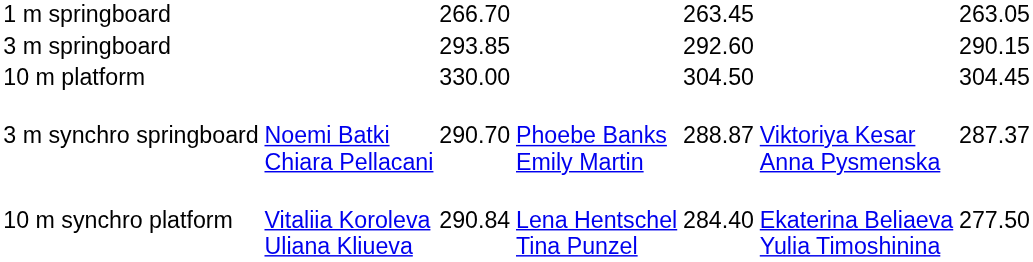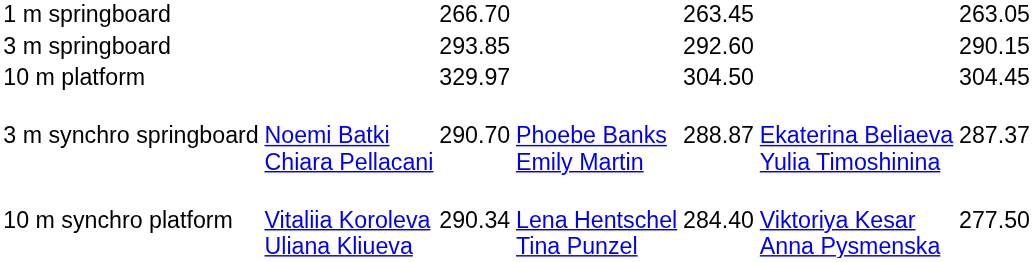(475, 77) 330.00 -> (475, 77) 329.97
(850, 149) Viktoriya Kesar Anna Pysmenska -> (857, 149) Ekaterina Beliaeva Yulia Timoshinina
(475, 220) 290.84 -> (475, 220) 290.34
(857, 233) Ekaterina Beliaeva Yulia Timoshinina -> (850, 233) Viktoriya Kesar Anna Pysmenska
